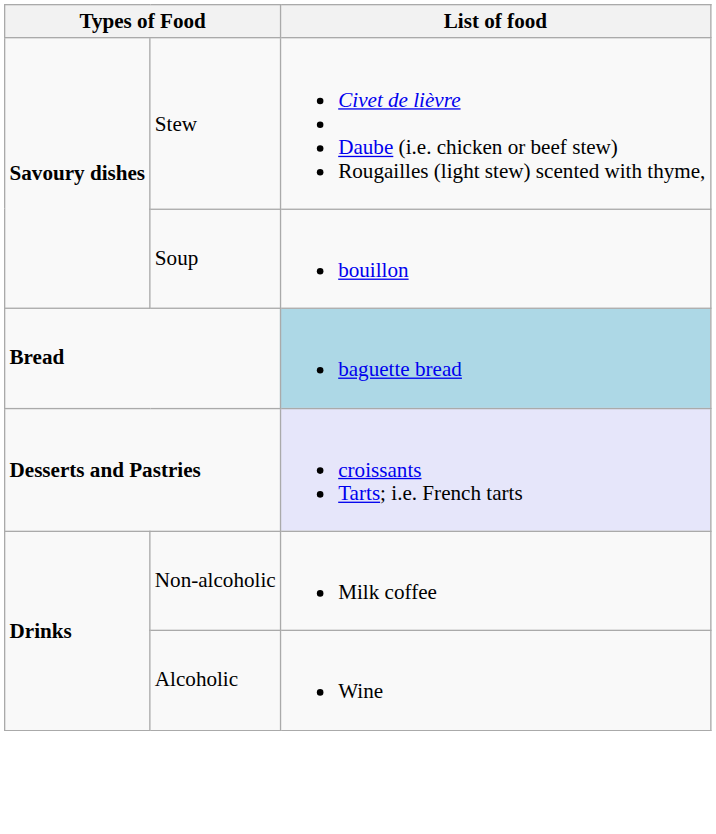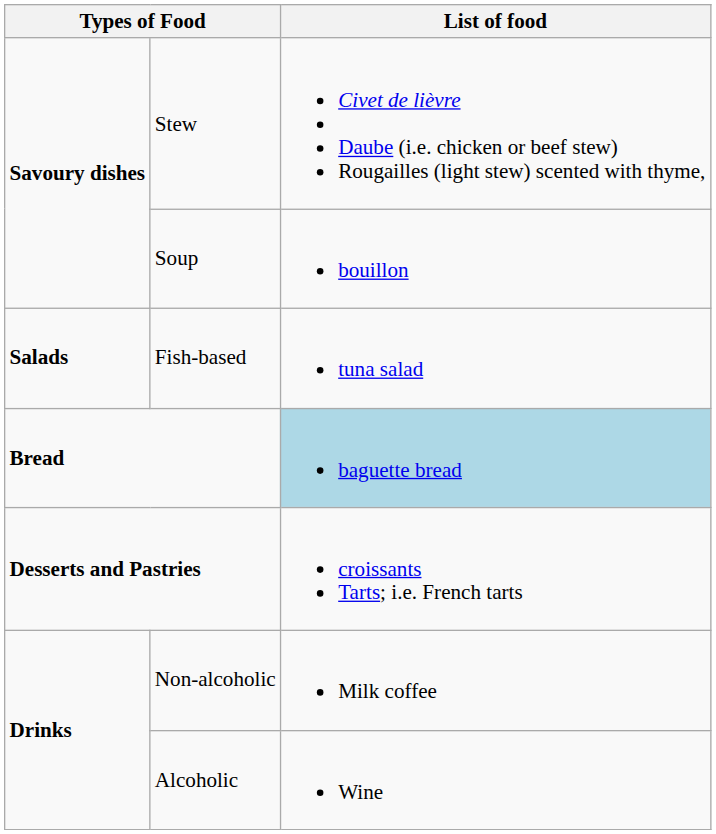+ row: (201, 358)
(495, 481) lavender background -> (495, 581) no background
